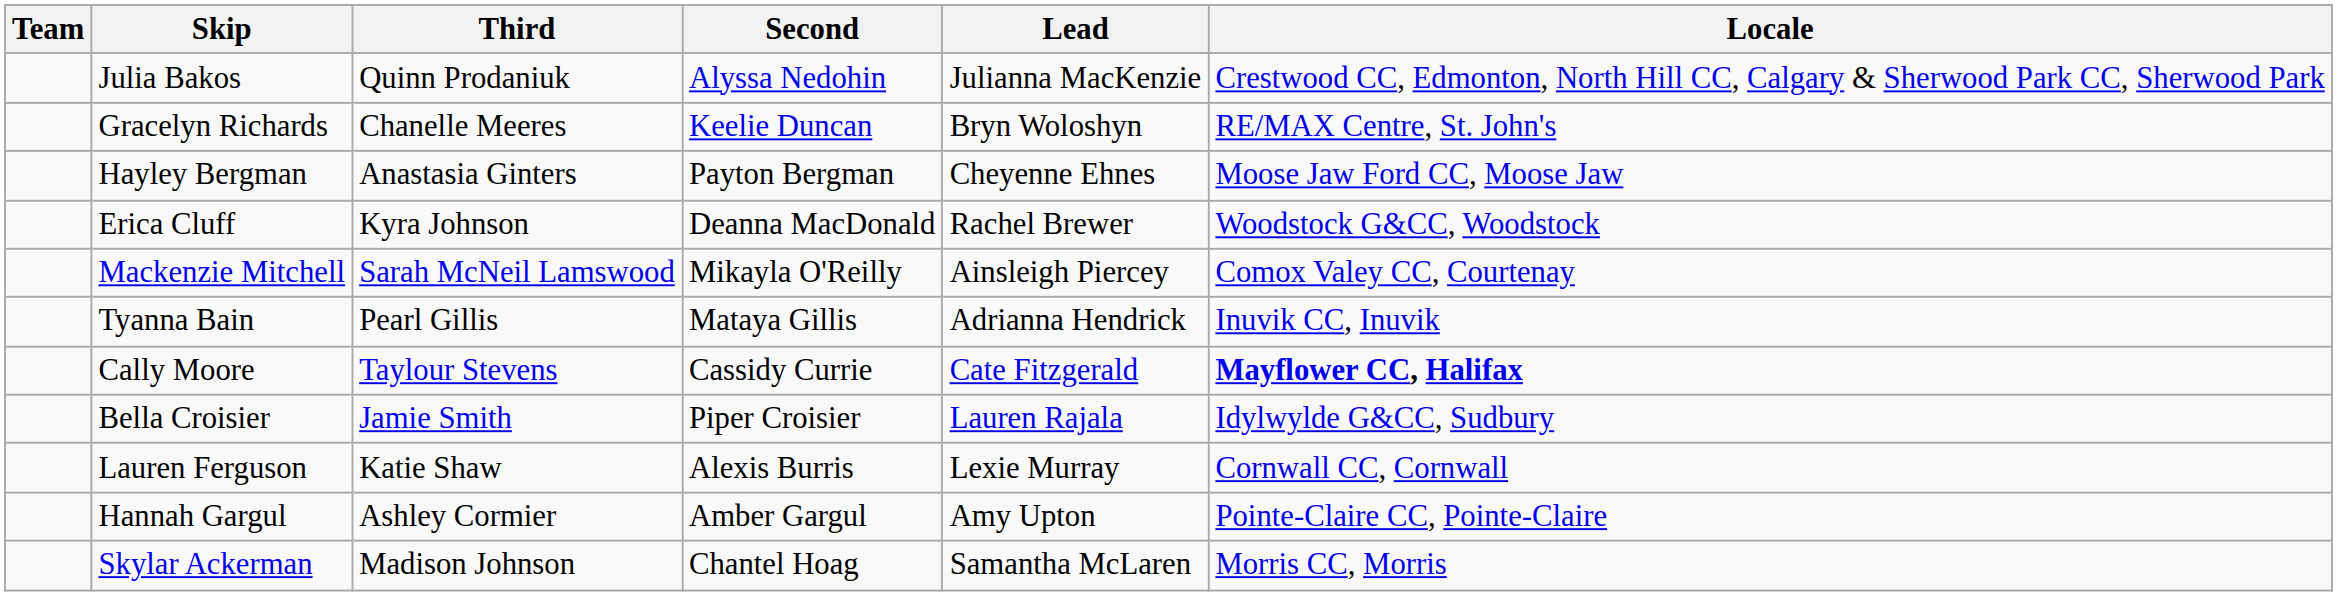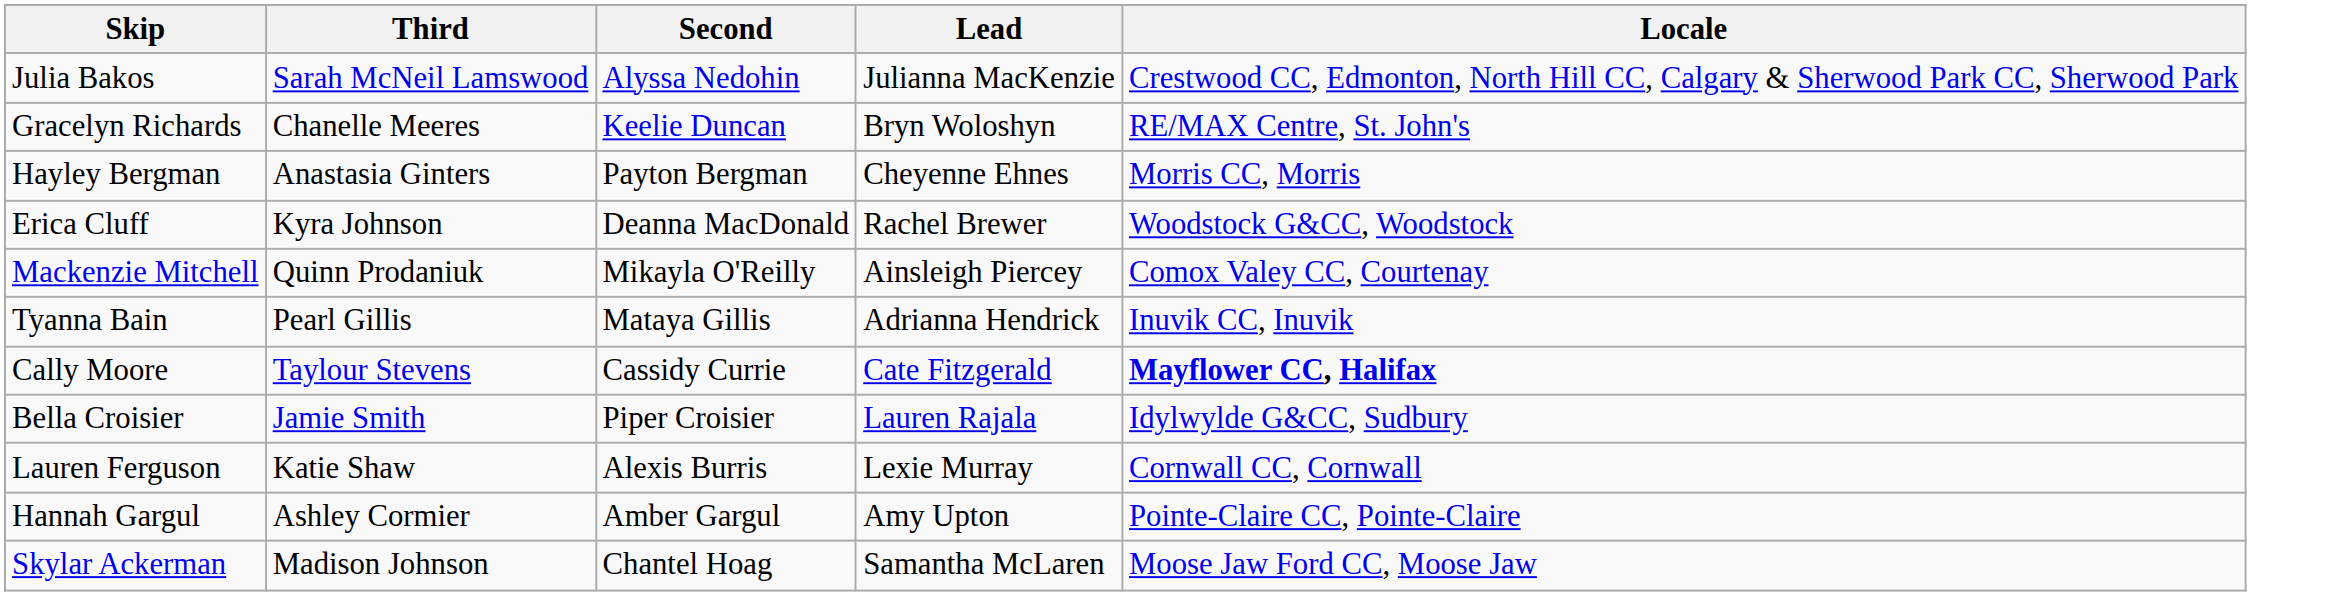- column: (48, 28)
(465, 77) Quinn Prodaniuk -> (431, 77) Sarah McNeil Lamswood
(1419, 175) Moose Jaw Ford CC, Moose Jaw -> (1245, 175) Morris CC, Morris
(517, 272) Sarah McNeil Lamswood -> (378, 272) Quinn Prodaniuk
(1331, 564) Morris CC, Morris -> (1333, 564) Moose Jaw Ford CC, Moose Jaw
